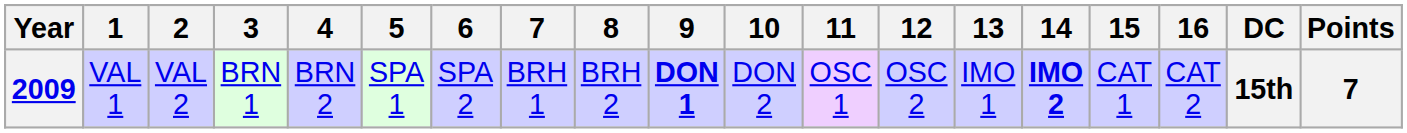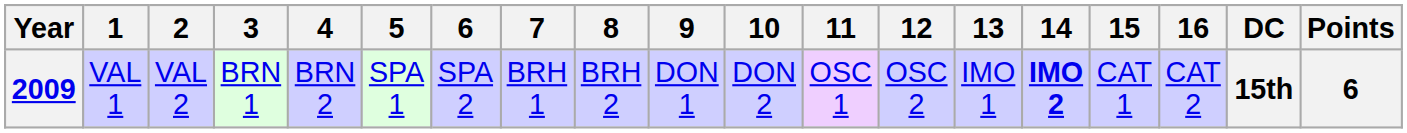(687, 88) bold -> (687, 88) normal
(1351, 88) 7 -> (1351, 88) 6
